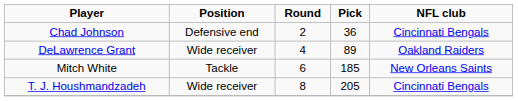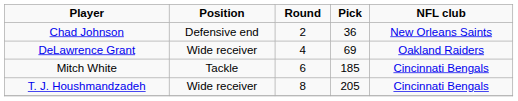(441, 31) Cincinnati Bengals -> (441, 31) New Orleans Saints
(350, 50) 89 -> (350, 50) 69
(441, 68) New Orleans Saints -> (441, 68) Cincinnati Bengals
